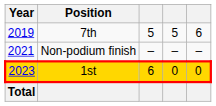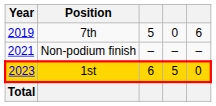(175, 32) 5 -> (175, 32) 0
(175, 71) 0 -> (175, 71) 5
